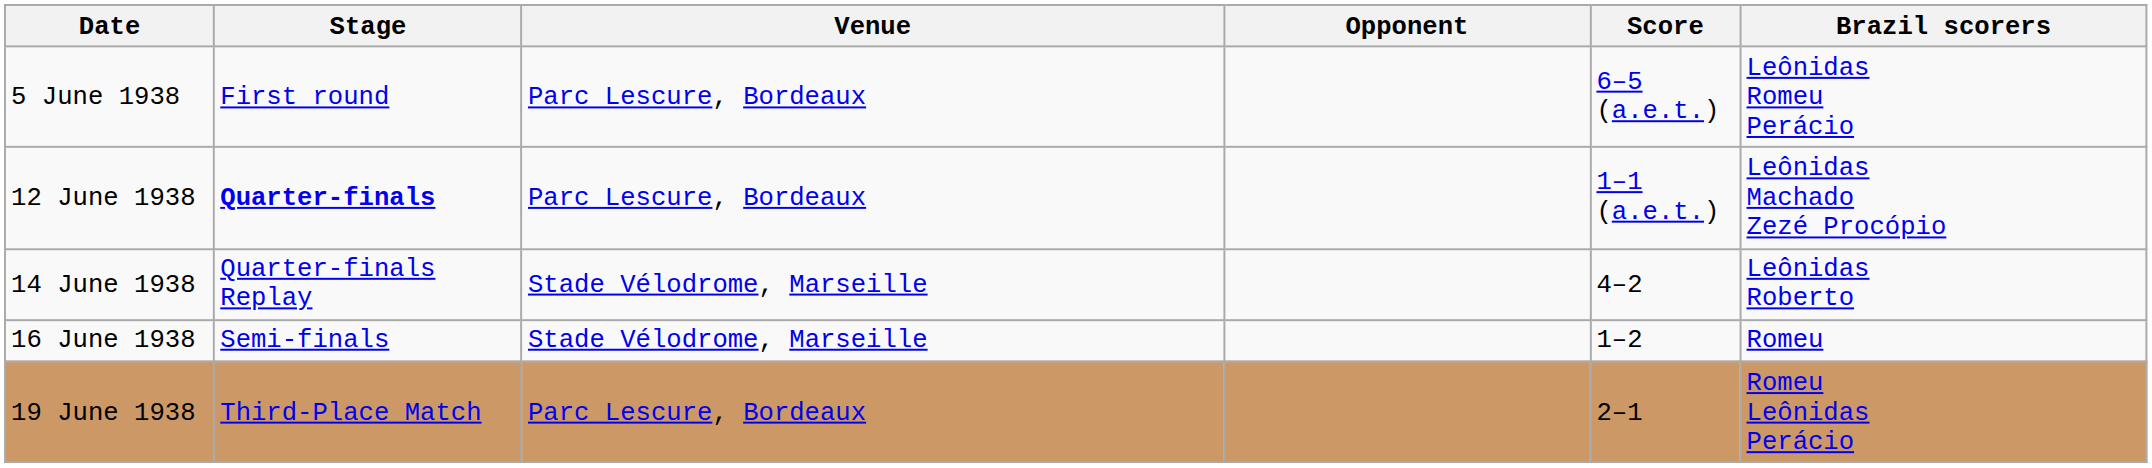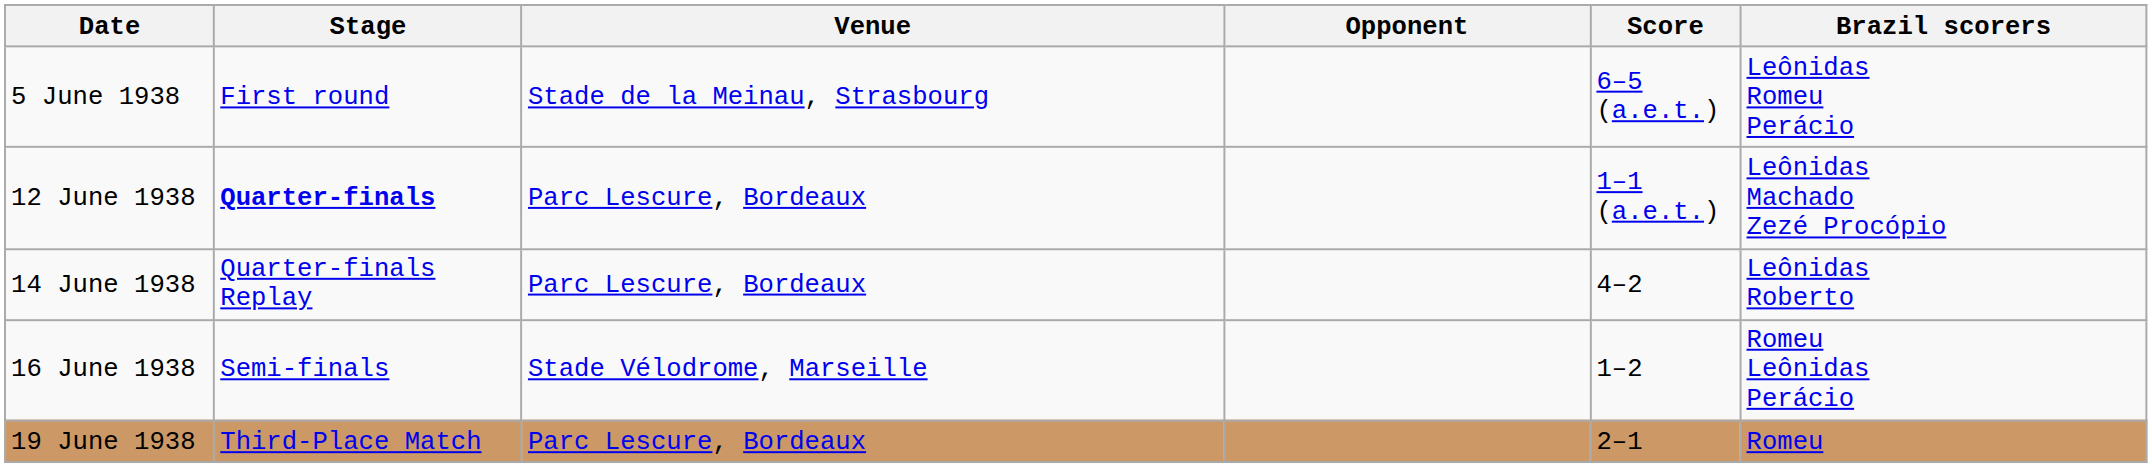(697, 97) Parc Lescure, Bordeaux -> (759, 97) Stade de la Meinau, Strasbourg
(728, 284) Stade Vélodrome, Marseille -> (697, 284) Parc Lescure, Bordeaux
(1785, 341) Romeu -> (1808, 370) Romeu Leônidas Perácio
(1808, 412) Romeu Leônidas Perácio -> (1785, 441) Romeu
